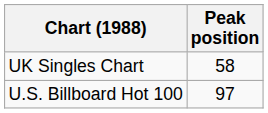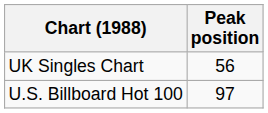(225, 66) 58 -> (225, 66) 56
